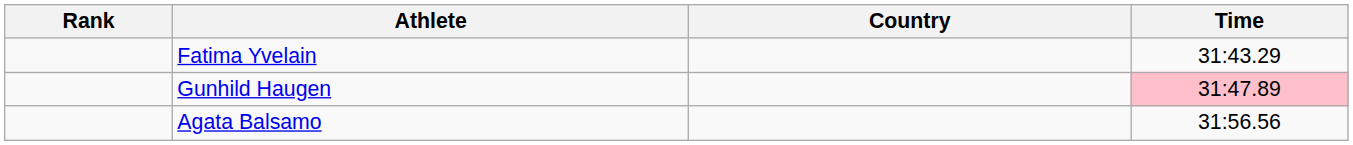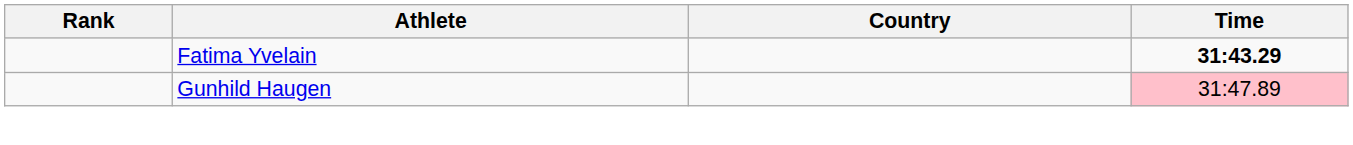(1239, 55) normal -> (1239, 55) bold
- row: (250, 122)
